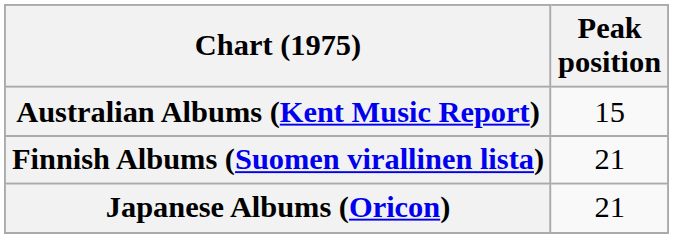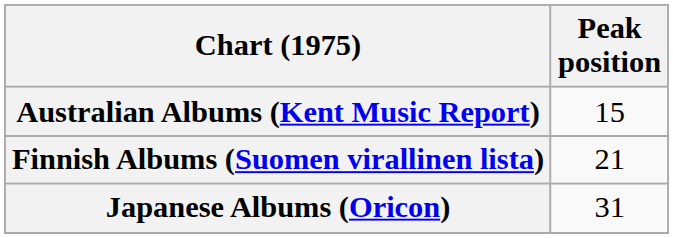(610, 207) 21 -> (610, 207) 31
